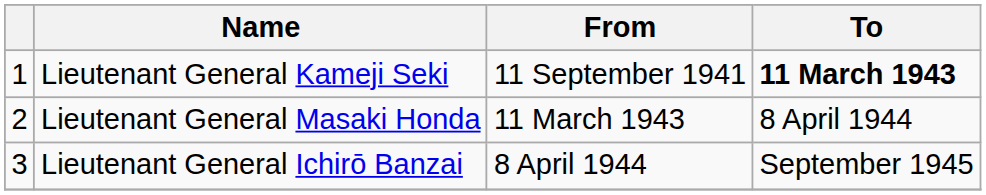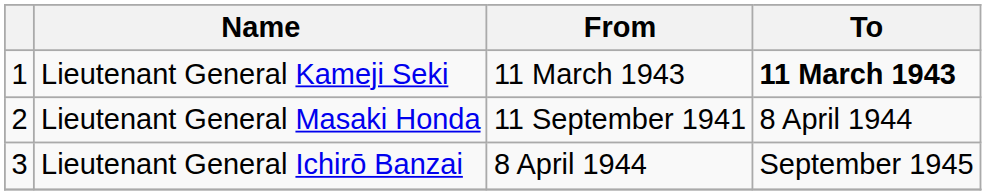(620, 73) 11 September 1941 -> (589, 73) 11 March 1943
(589, 119) 11 March 1943 -> (620, 119) 11 September 1941
